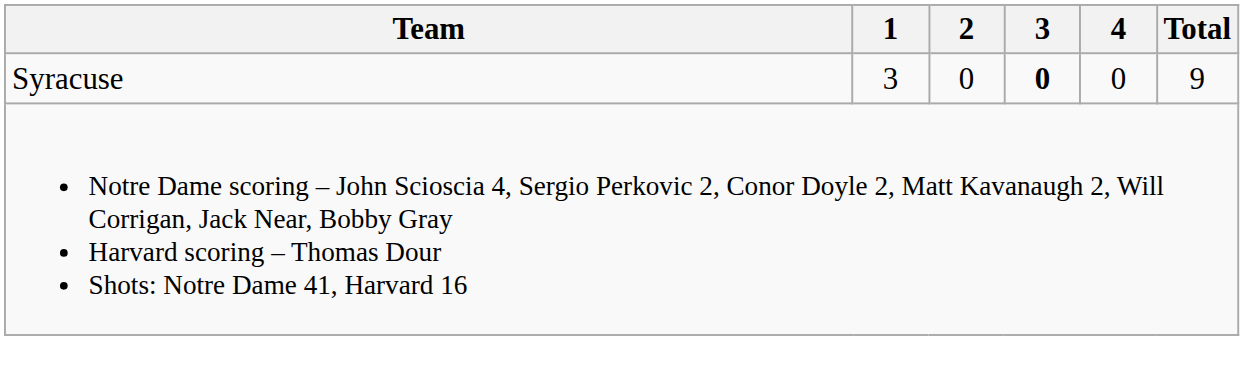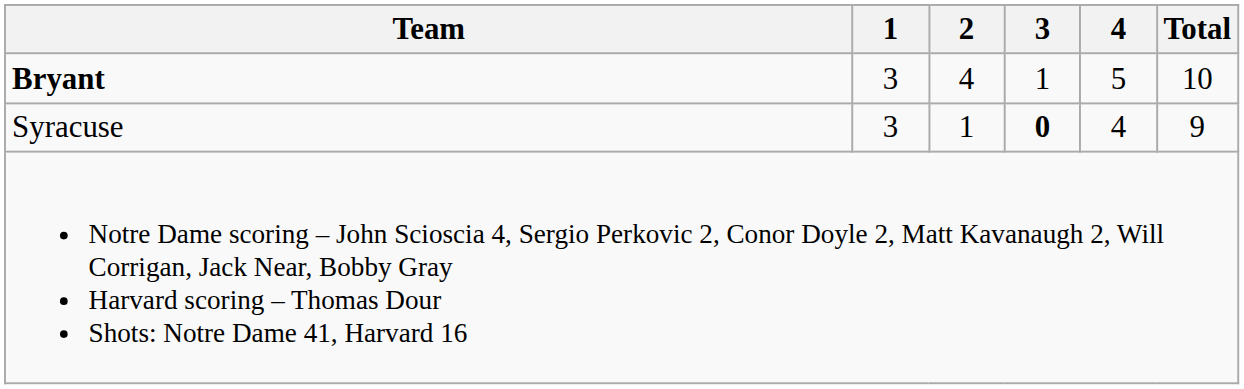+ row: (58, 77)
(966, 77) 0 -> (966, 126) 1
(1118, 77) 0 -> (1118, 126) 4
